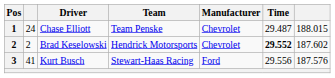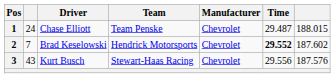(28, 44) 2 -> (28, 44) 7
(31, 60) 41 -> (31, 60) 43
(211, 60) Ford -> (221, 60) Chevrolet
